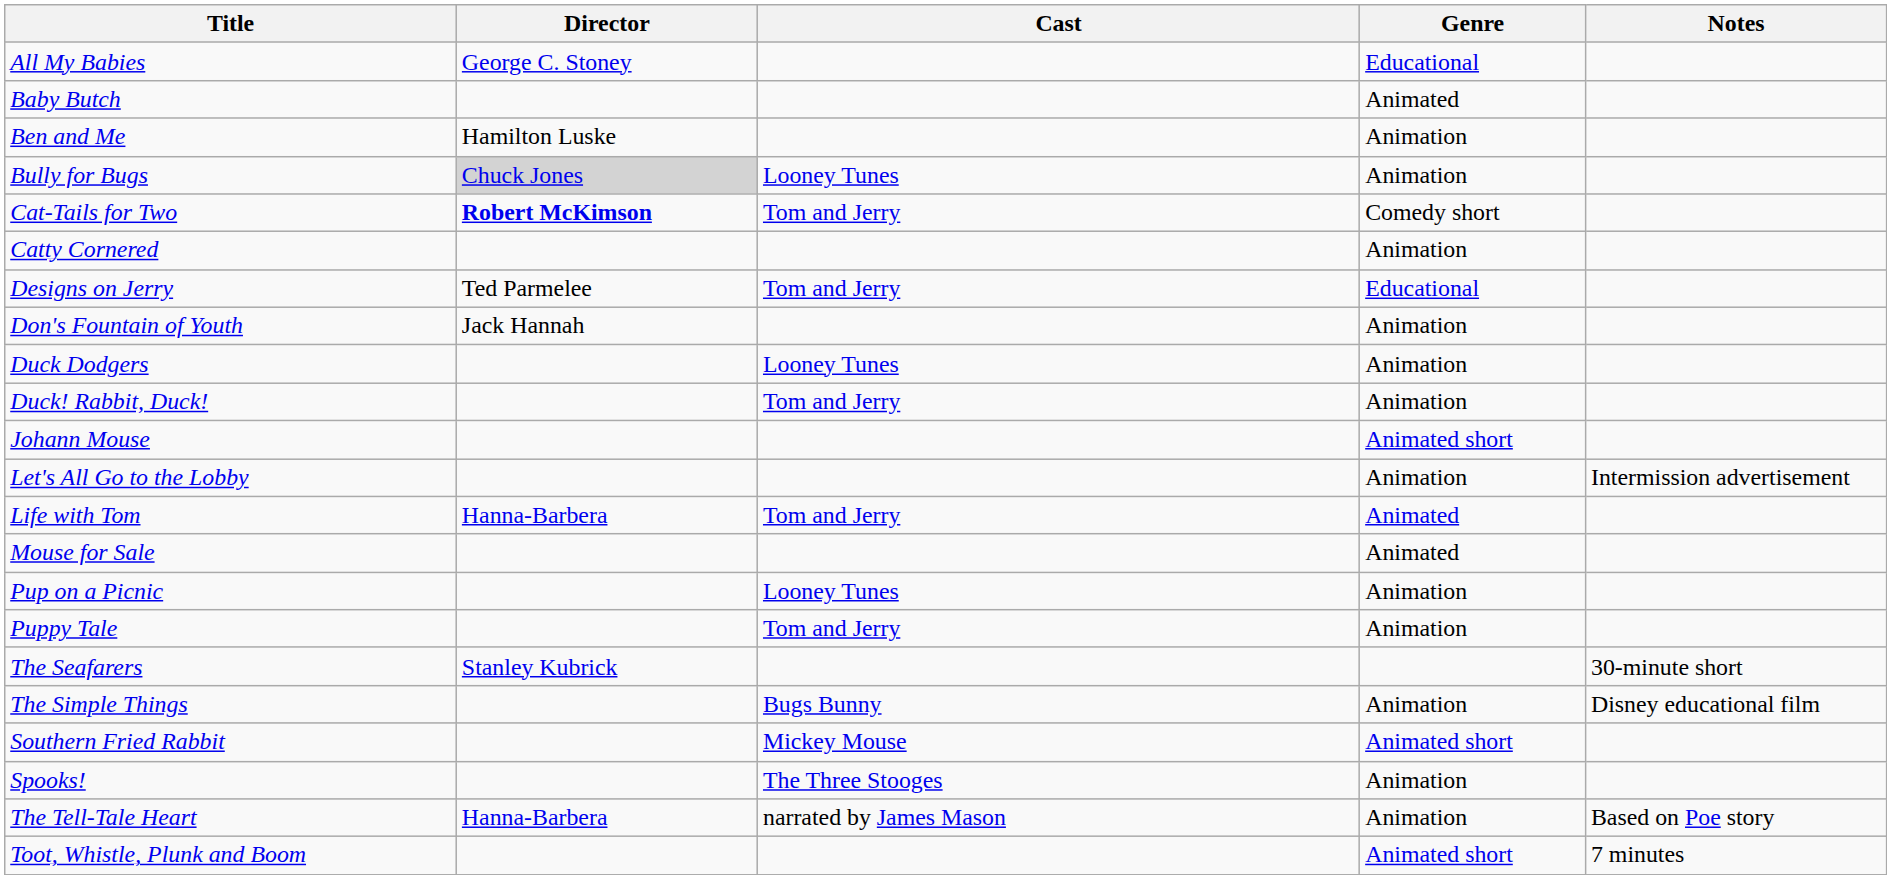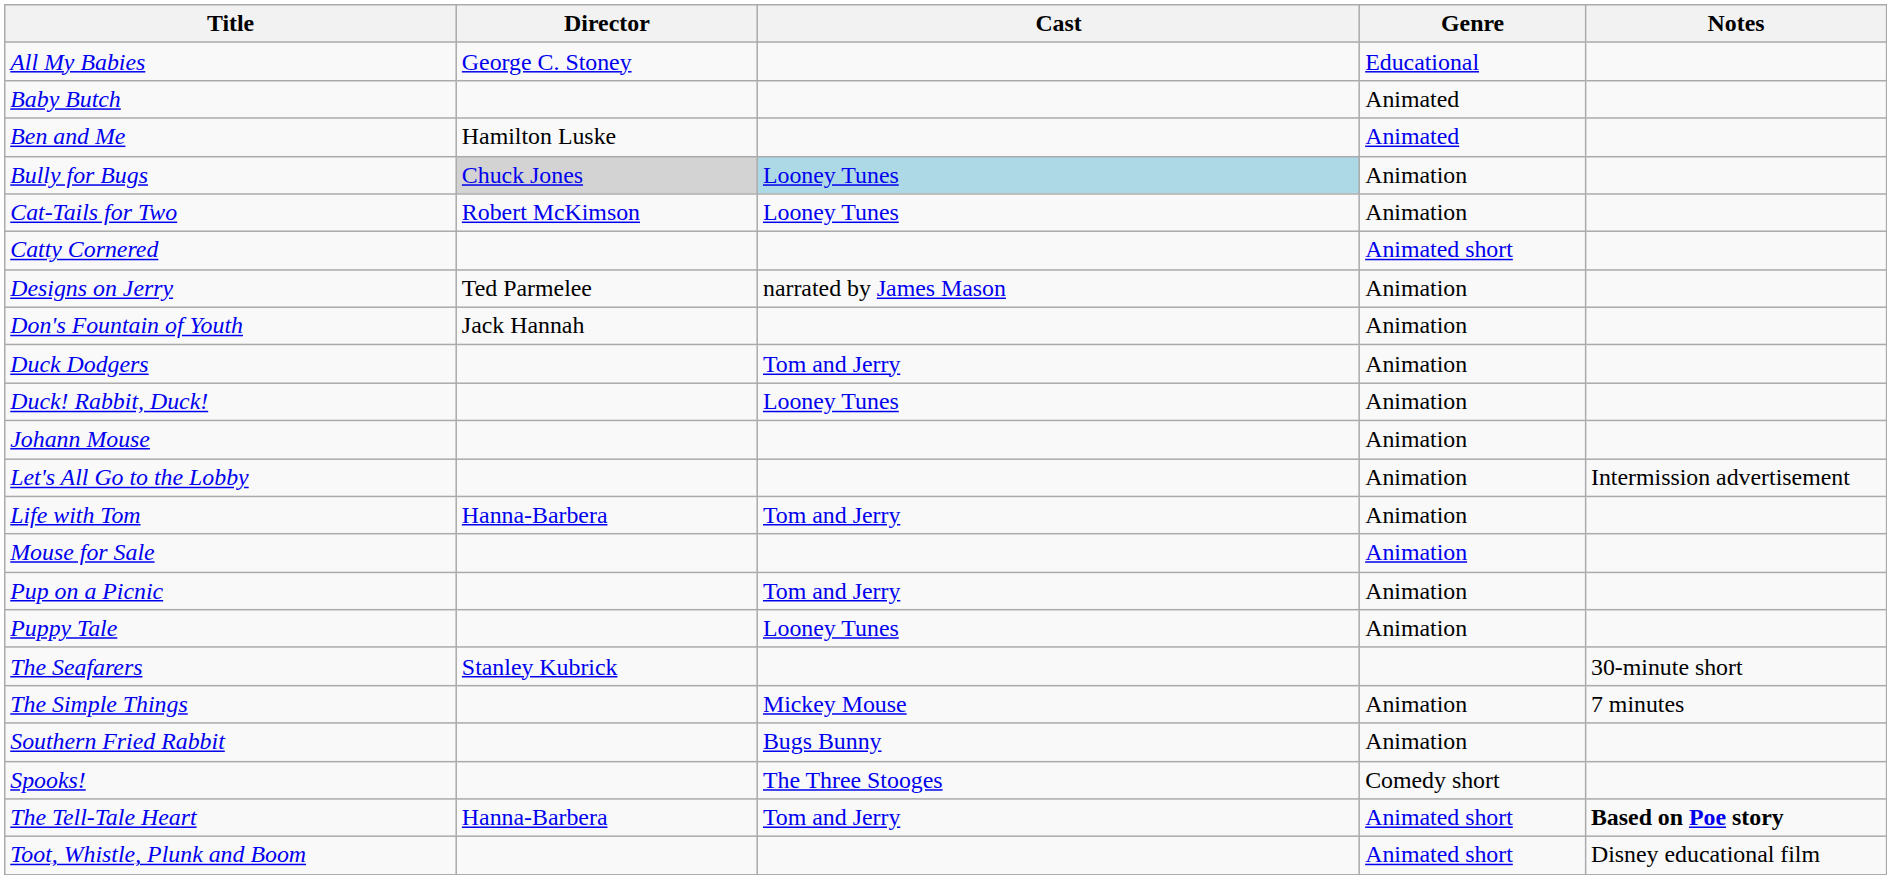(1416, 136) Animation -> (1412, 136) Animated
(831, 174) no background -> (831, 174) lightblue background
(557, 212) bold -> (551, 212) normal
(832, 212) Tom and Jerry -> (831, 212) Looney Tunes
(1432, 212) Comedy short -> (1416, 212) Animation
(1416, 250) Animation -> (1439, 250) Animated short
(832, 288) Tom and Jerry -> (884, 288) narrated by James Mason
(1422, 288) Educational -> (1416, 288) Animation
(831, 363) Looney Tunes -> (832, 363) Tom and Jerry
(832, 401) Tom and Jerry -> (831, 401) Looney Tunes
(1439, 439) Animated short -> (1416, 439) Animation
(1412, 514) Animated -> (1416, 514) Animation
(1412, 552) Animated -> (1416, 552) Animation
(831, 590) Looney Tunes -> (832, 590) Tom and Jerry
(832, 628) Tom and Jerry -> (831, 628) Looney Tunes
(822, 703) Bugs Bunny -> (835, 703) Mickey Mouse
(1705, 703) Disney educational film -> (1638, 703) 7 minutes
(835, 741) Mickey Mouse -> (822, 741) Bugs Bunny
(1439, 741) Animated short -> (1416, 741) Animation
(1416, 779) Animation -> (1432, 779) Comedy short
(884, 817) narrated by James Mason -> (832, 817) Tom and Jerry
(1416, 817) Animation -> (1439, 817) Animated short
(1683, 817) normal -> (1687, 817) bold
(1638, 855) 7 minutes -> (1705, 855) Disney educational film
